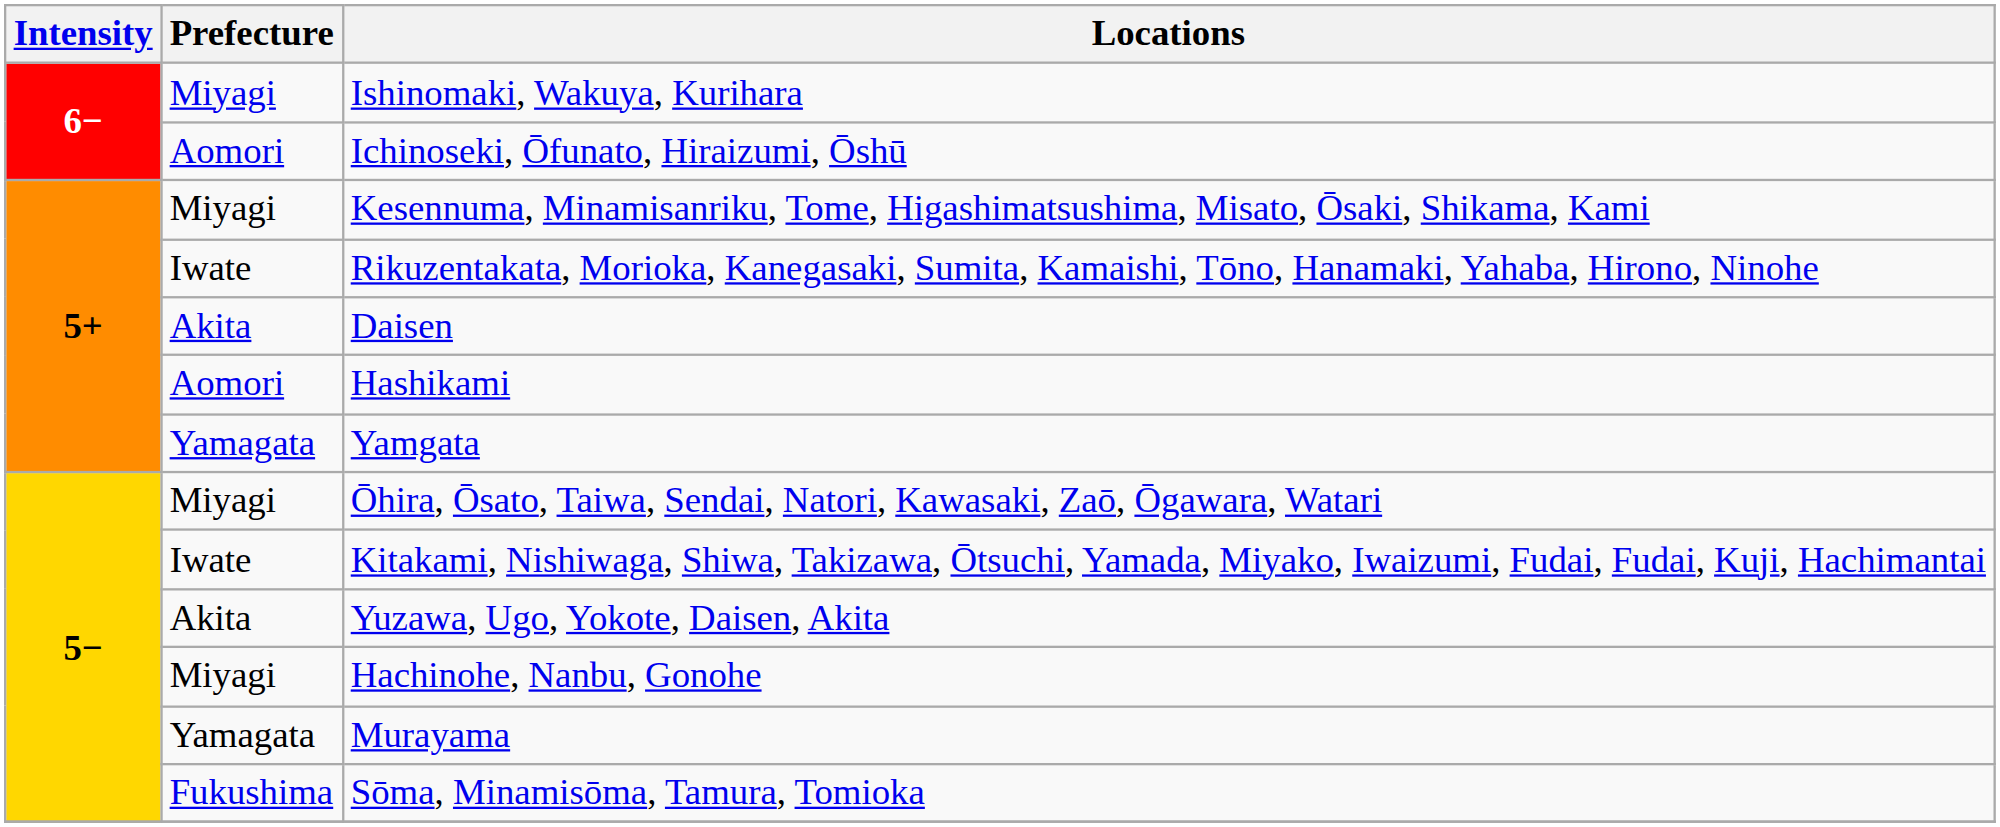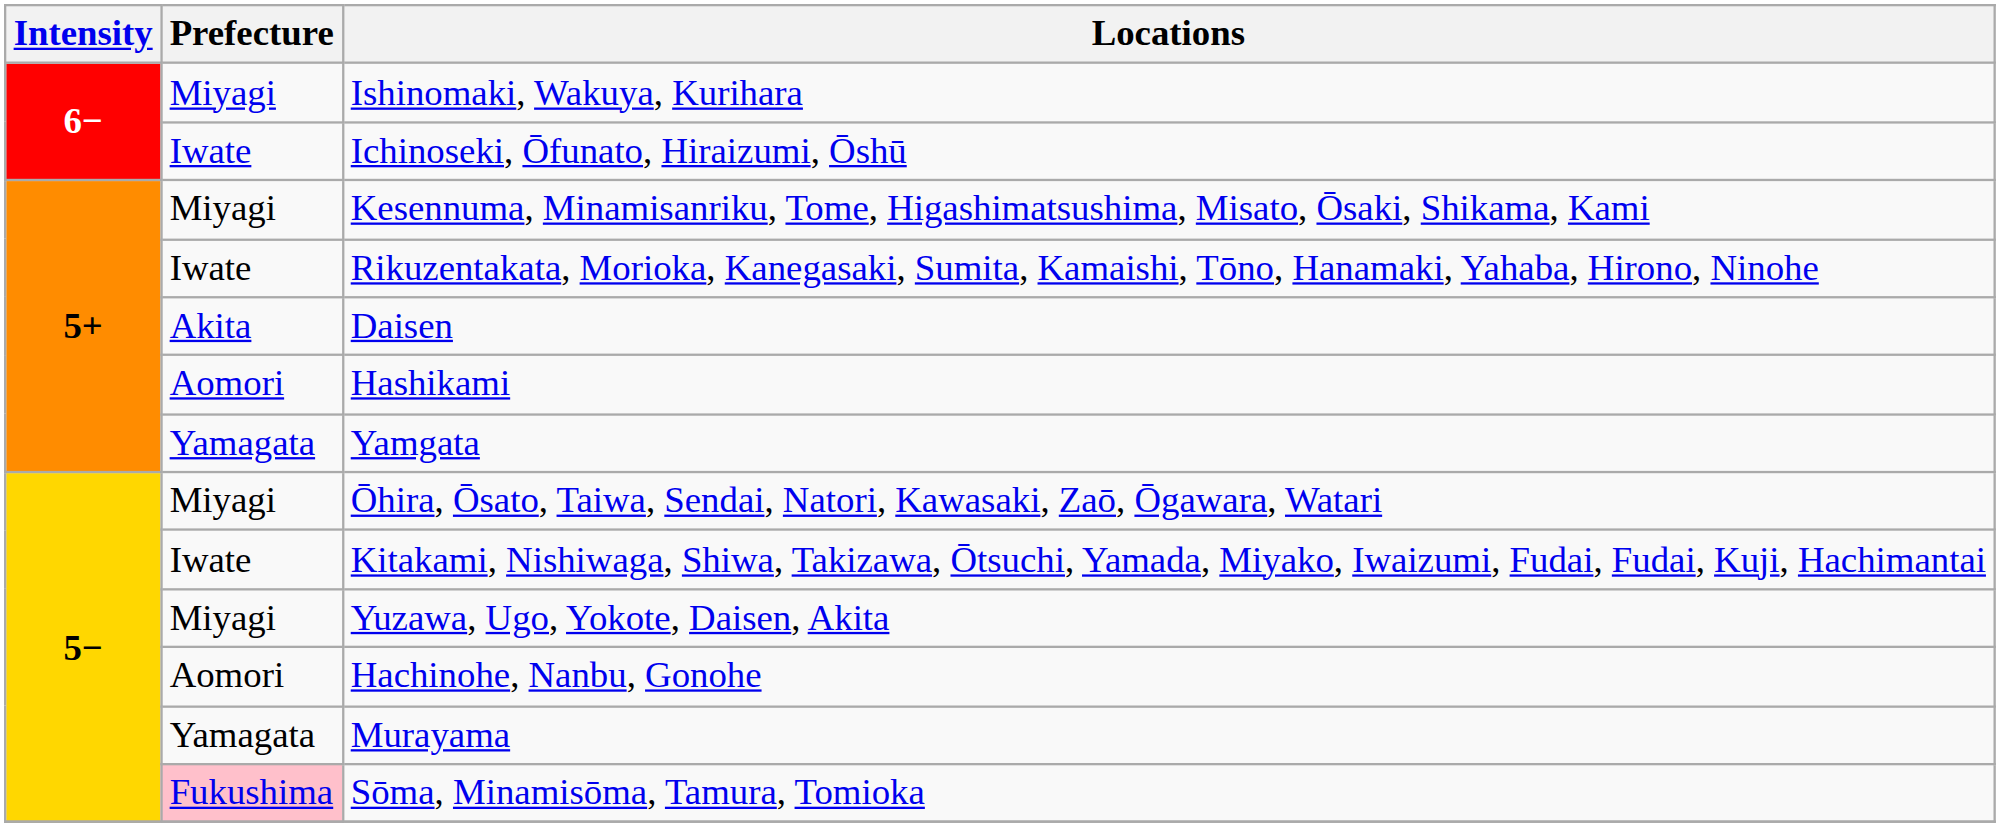(227, 150) Aomori -> (210, 150) Iwate
(211, 617) Akita -> (223, 617) Miyagi
(223, 675) Miyagi -> (227, 675) Aomori
(251, 792) no background -> (251, 792) pink background
